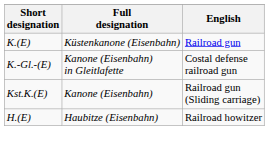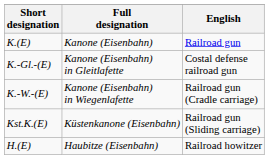(122, 42) Küstenkanone (Eisenbahn) -> (108, 42) Kanone (Eisenbahn)
+ row: (27, 94)
(108, 94) Kanone (Eisenbahn) -> (122, 123) Küstenkanone (Eisenbahn)
